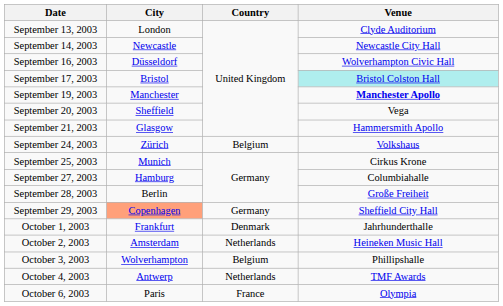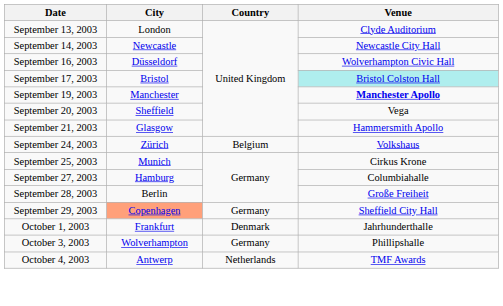- row: (55, 243)
(250, 260) Belgium -> (250, 243) Germany
- row: (55, 293)
